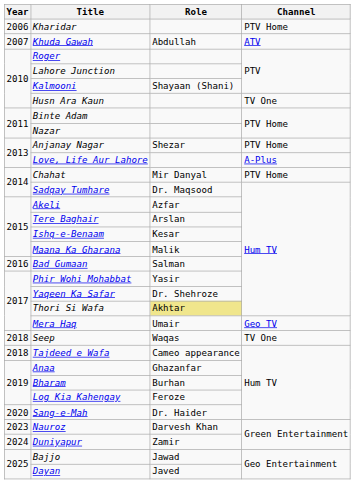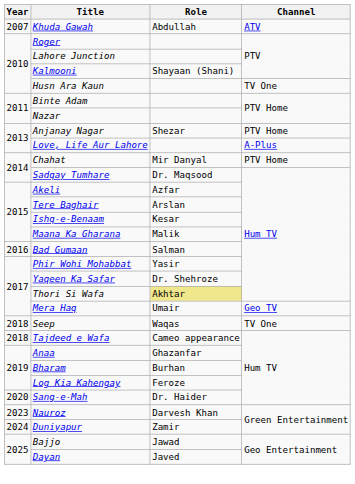- row: (55, 27)
